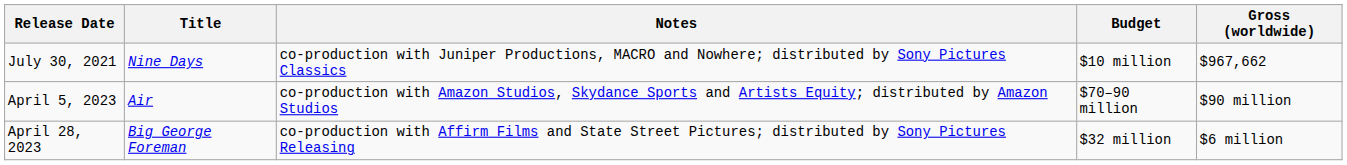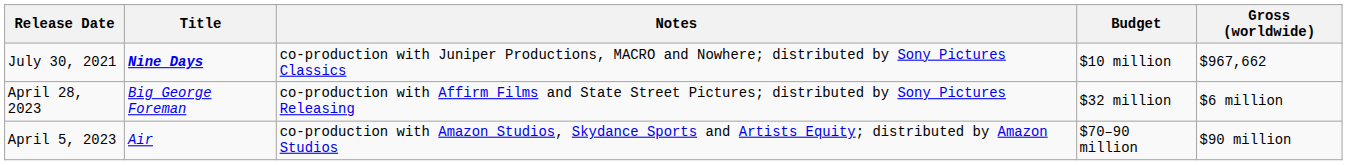(166, 63) normal -> (166, 63) bold
rows swapped: (62, 101) <-> (45, 140)
